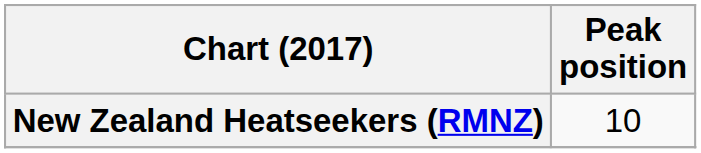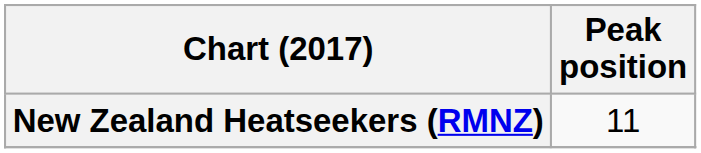(623, 119) 10 -> (623, 119) 11
